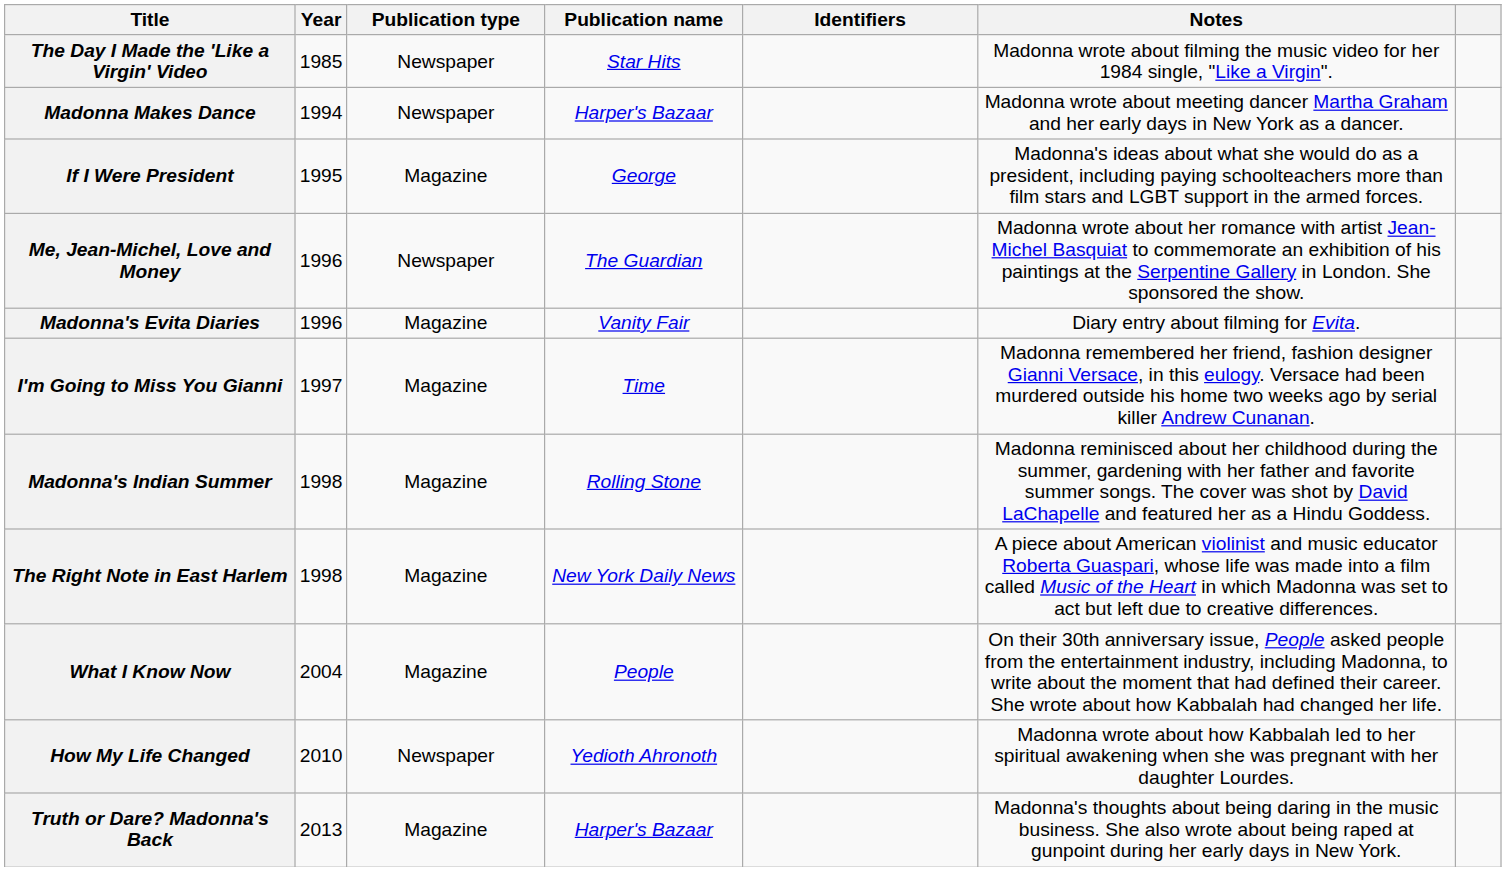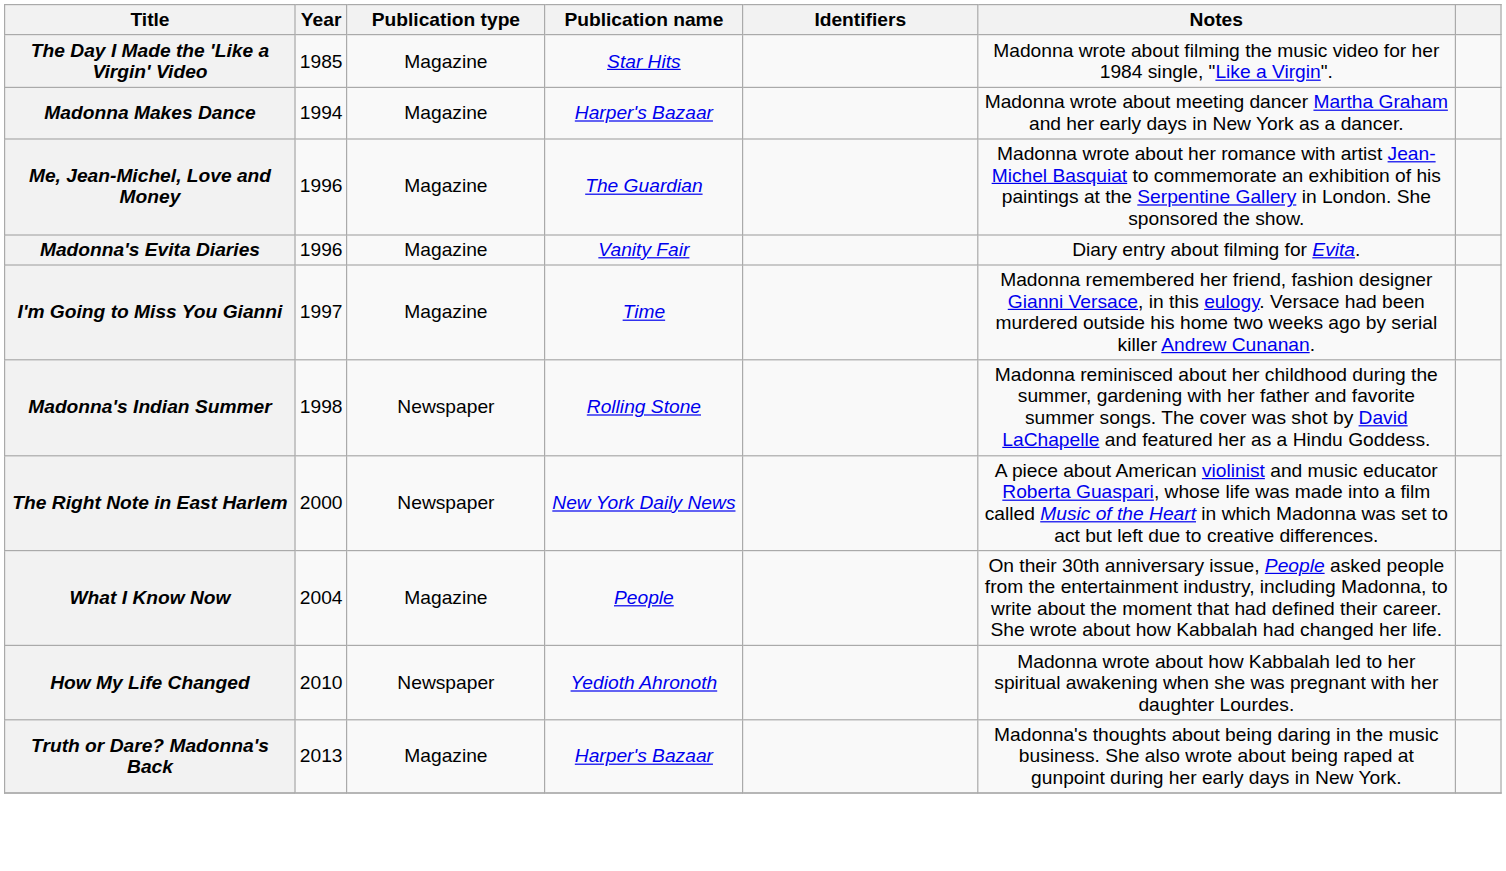(446, 60) Newspaper -> (446, 60) Magazine
(446, 113) Newspaper -> (446, 113) Magazine
- row: (150, 175)
(446, 260) Newspaper -> (446, 186) Magazine
(446, 481) Magazine -> (446, 407) Newspaper
(321, 576) 1998 -> (321, 502) 2000
(446, 576) Magazine -> (446, 502) Newspaper
